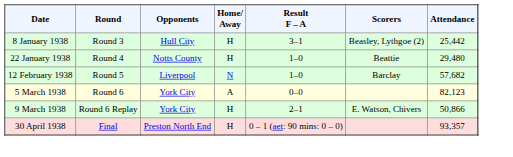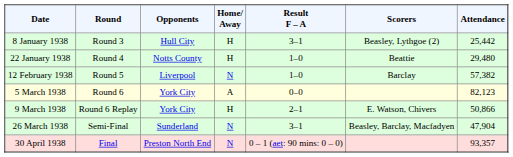(452, 75) 57,682 -> (483, 75) 57,382
+ row: (40, 126)
(230, 126) H -> (230, 143) N
